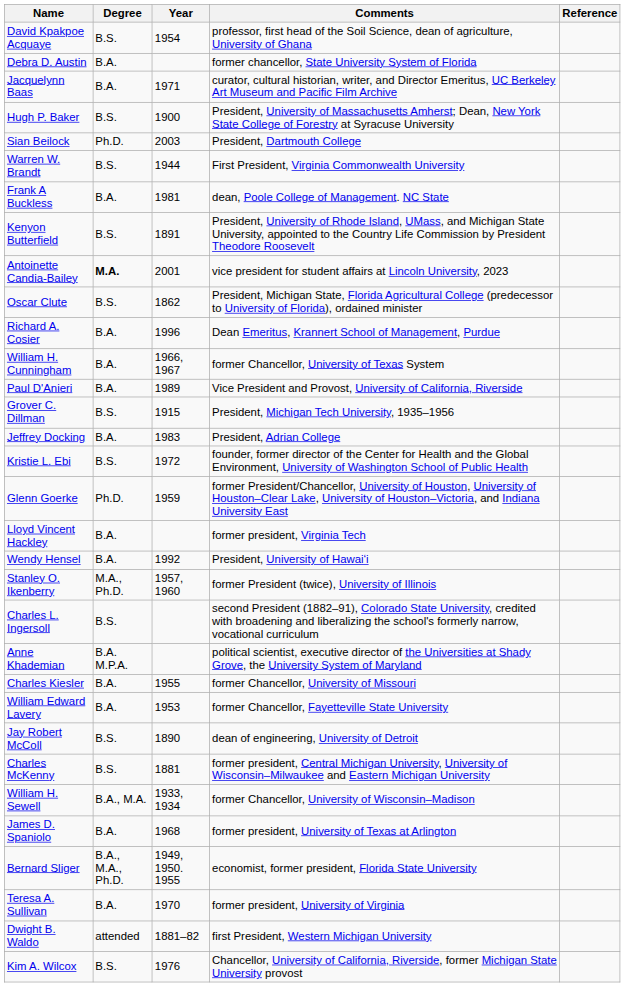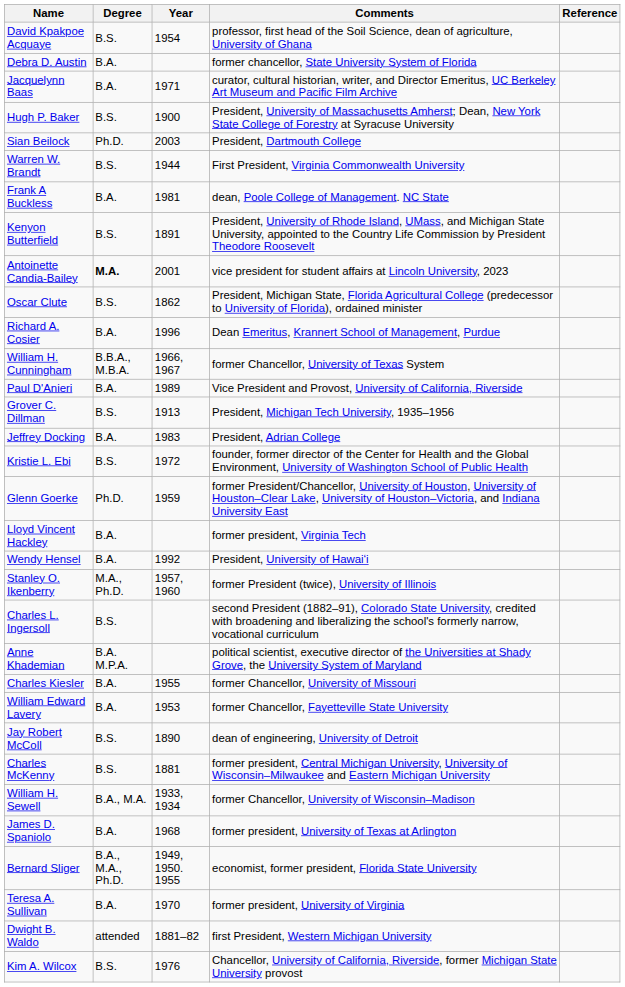(106, 363) B.A. -> (113, 363) B.B.A., M.B.A.
(167, 412) 1915 -> (167, 412) 1913
